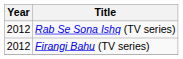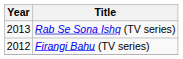(19, 29) 2012 -> (19, 29) 2013
